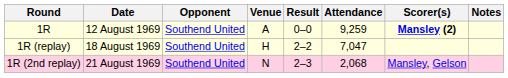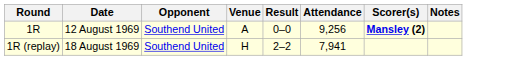(353, 30) 9,259 -> (332, 30) 9,256
(353, 47) 7,047 -> (332, 47) 7,941
- row: (44, 64)
